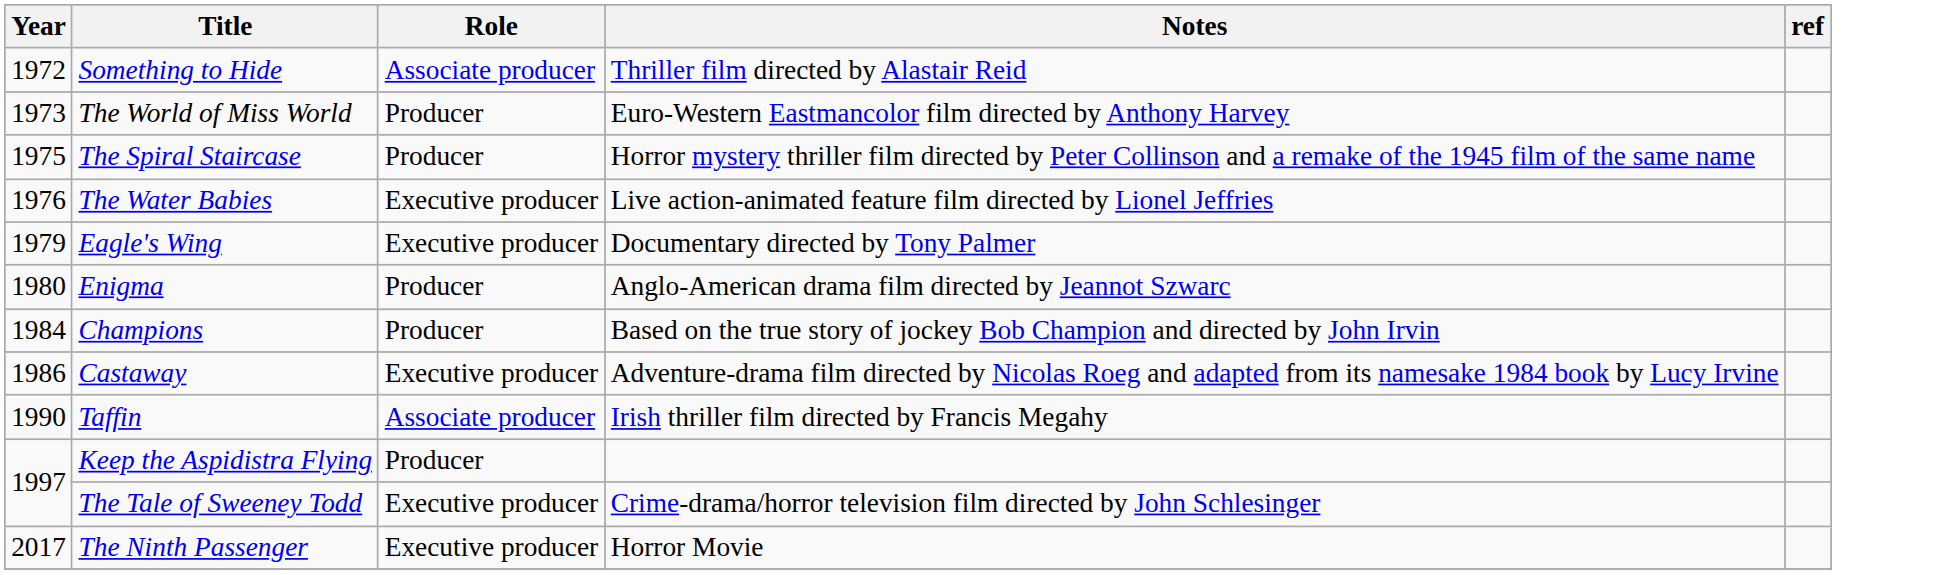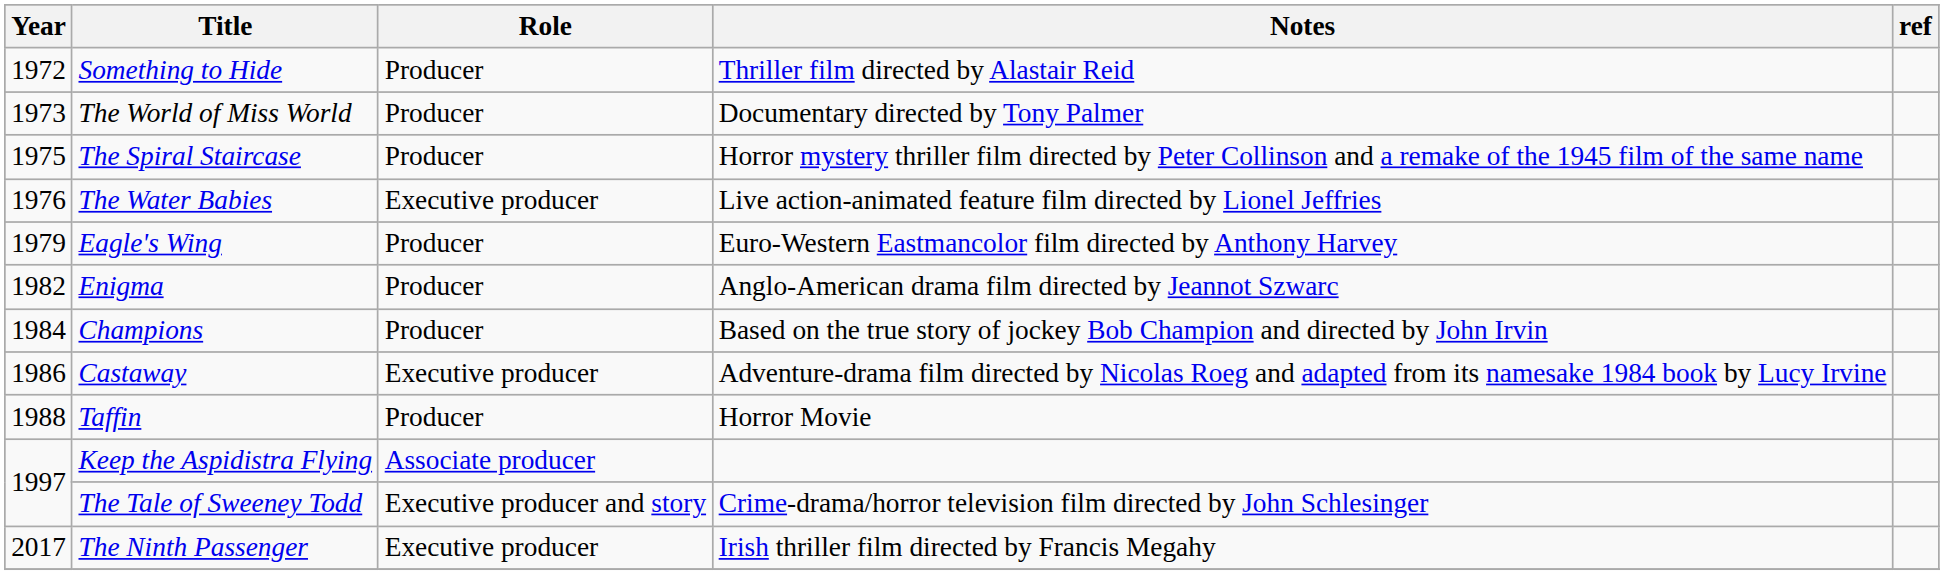(490, 69) Associate producer -> (434, 69) Producer
(950, 112) Euro-Western Eastmancolor film directed by Anthony Harvey -> (931, 112) Documentary directed by Tony Palmer
(491, 243) Executive producer -> (434, 243) Producer
(823, 243) Documentary directed by Tony Palmer -> (1058, 243) Euro-Western Eastmancolor film directed by Anthony Harvey
(39, 286) 1980 -> (39, 286) 1982
(39, 416) 1990 -> (39, 416) 1988
(490, 416) Associate producer -> (434, 416) Producer
(859, 416) Irish thriller film directed by Francis Megahy -> (795, 416) Horror Movie
(434, 460) Producer -> (490, 460) Associate producer
(491, 503) Executive producer -> (545, 503) Executive producer and story
(687, 546) Horror Movie -> (967, 546) Irish thriller film directed by Francis Megahy
